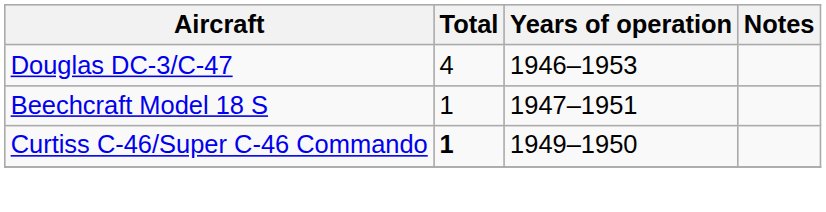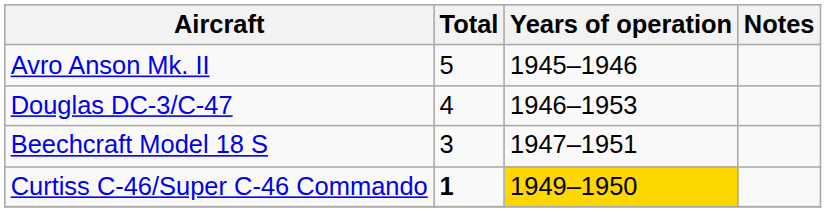+ row: (110, 65)
(447, 105) 1 -> (447, 145) 3
(574, 145) no background -> (574, 186) gold background
